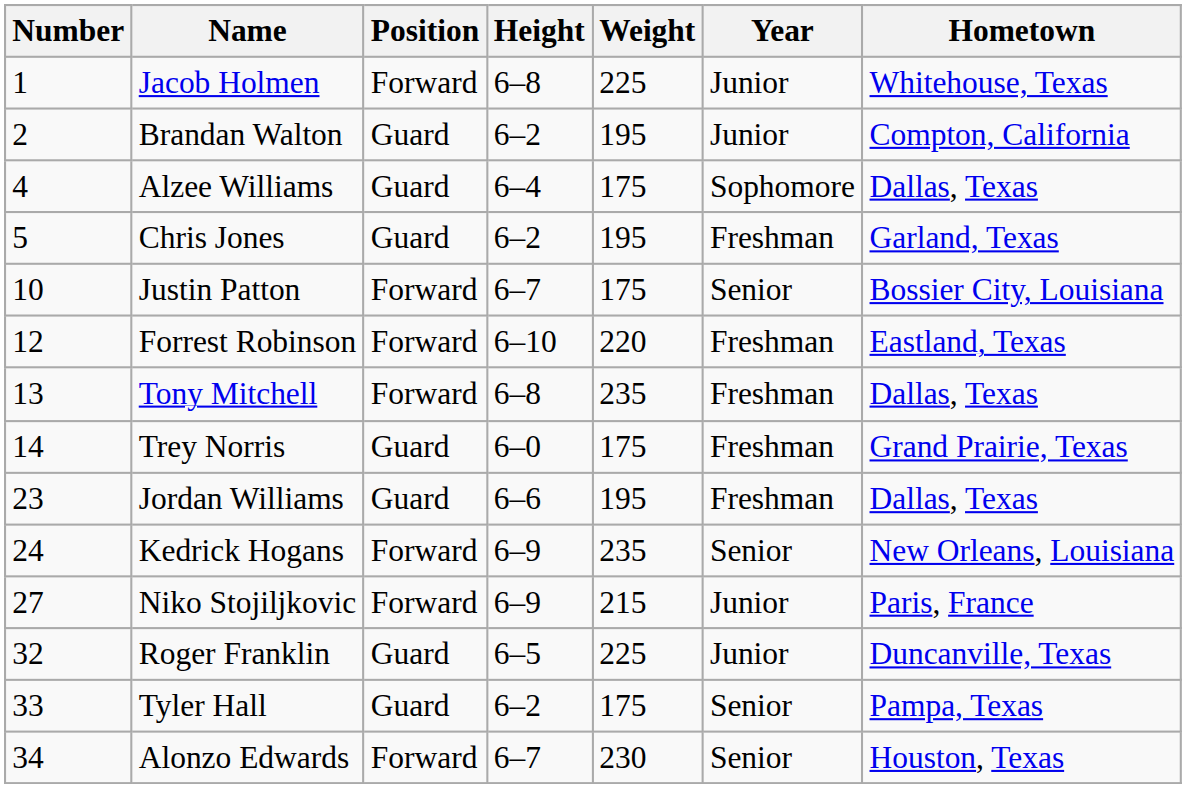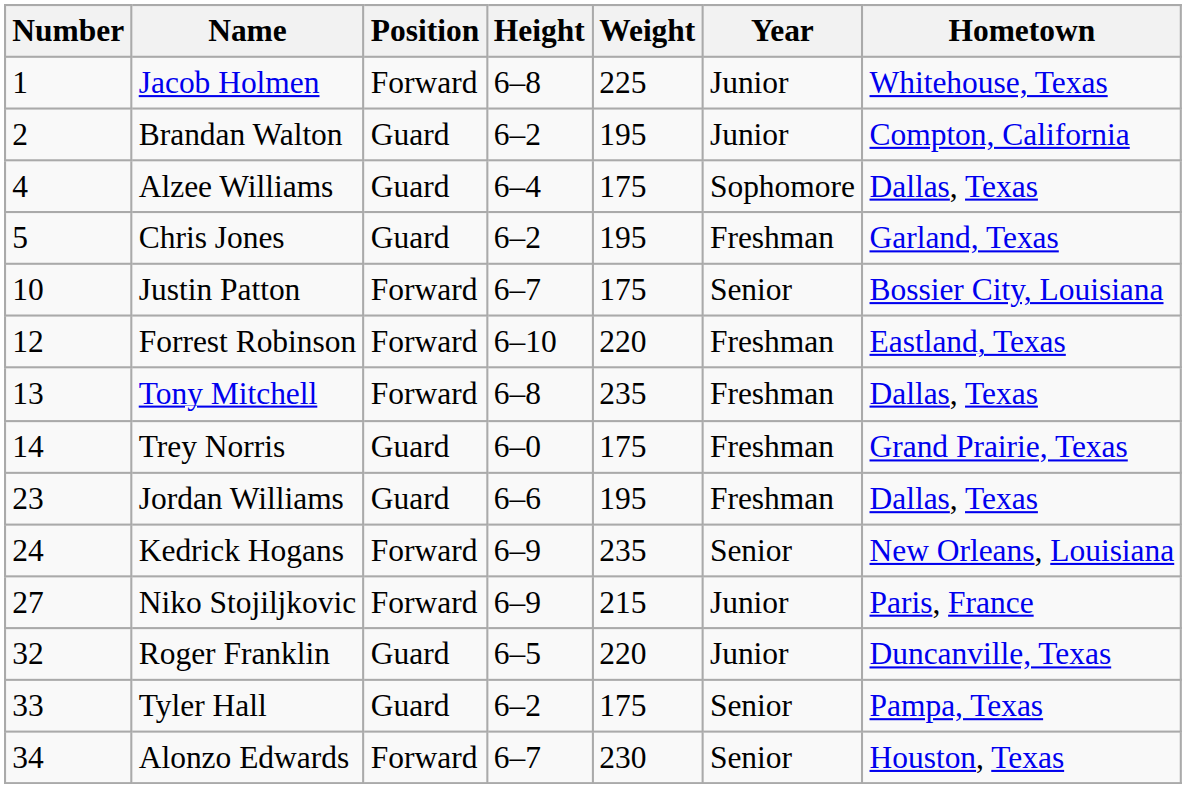(623, 653) 225 -> (623, 653) 220
